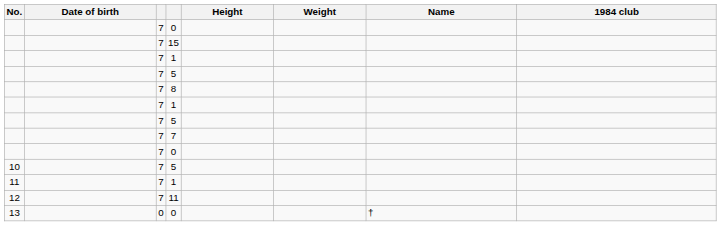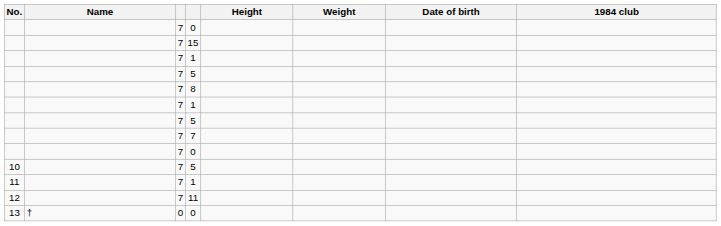columns swapped: (441, 12) <-> (90, 12)
